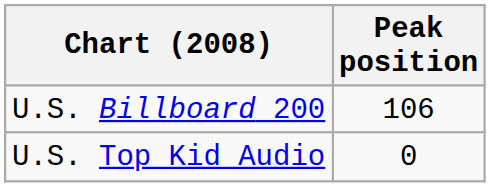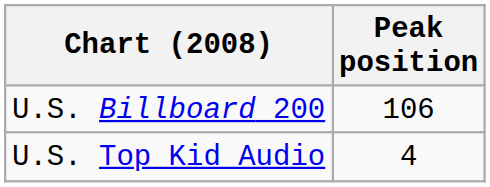(409, 157) 0 -> (409, 157) 4
